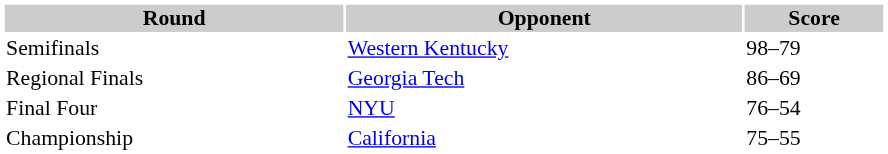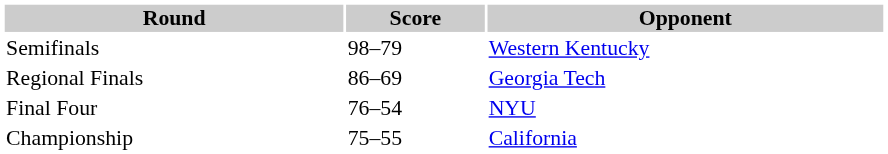columns swapped: (544, 18) <-> (814, 18)
